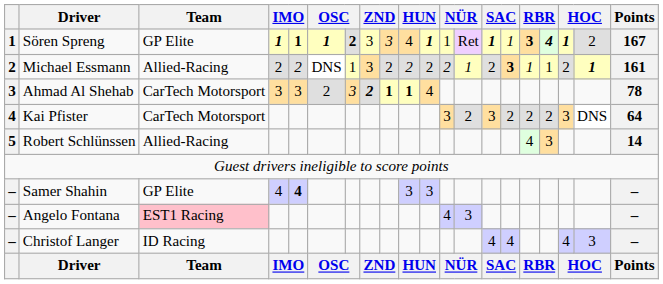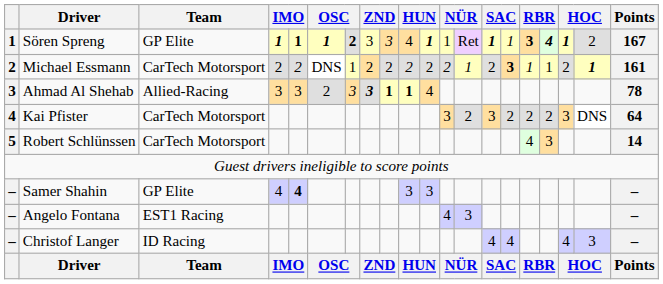(185, 66) Allied-Racing -> (204, 66) CarTech Motorsport
(370, 66) 3 -> (370, 66) 2
(204, 91) CarTech Motorsport -> (185, 91) Allied-Racing
(370, 91) 2 -> (370, 91) 3
(185, 141) Allied-Racing -> (204, 141) CarTech Motorsport
(183, 215) pink background -> (183, 215) no background
